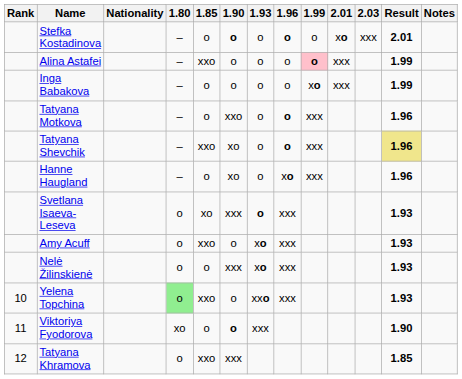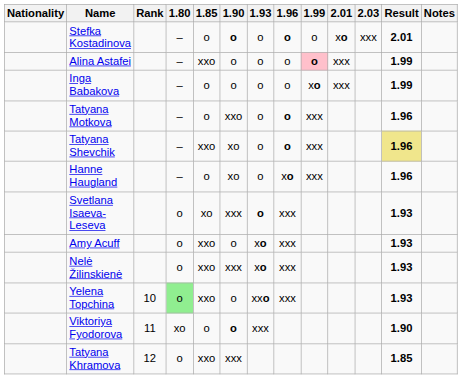columns swapped: (21, 13) <-> (135, 13)
(207, 267) o -> (207, 267) xxo
